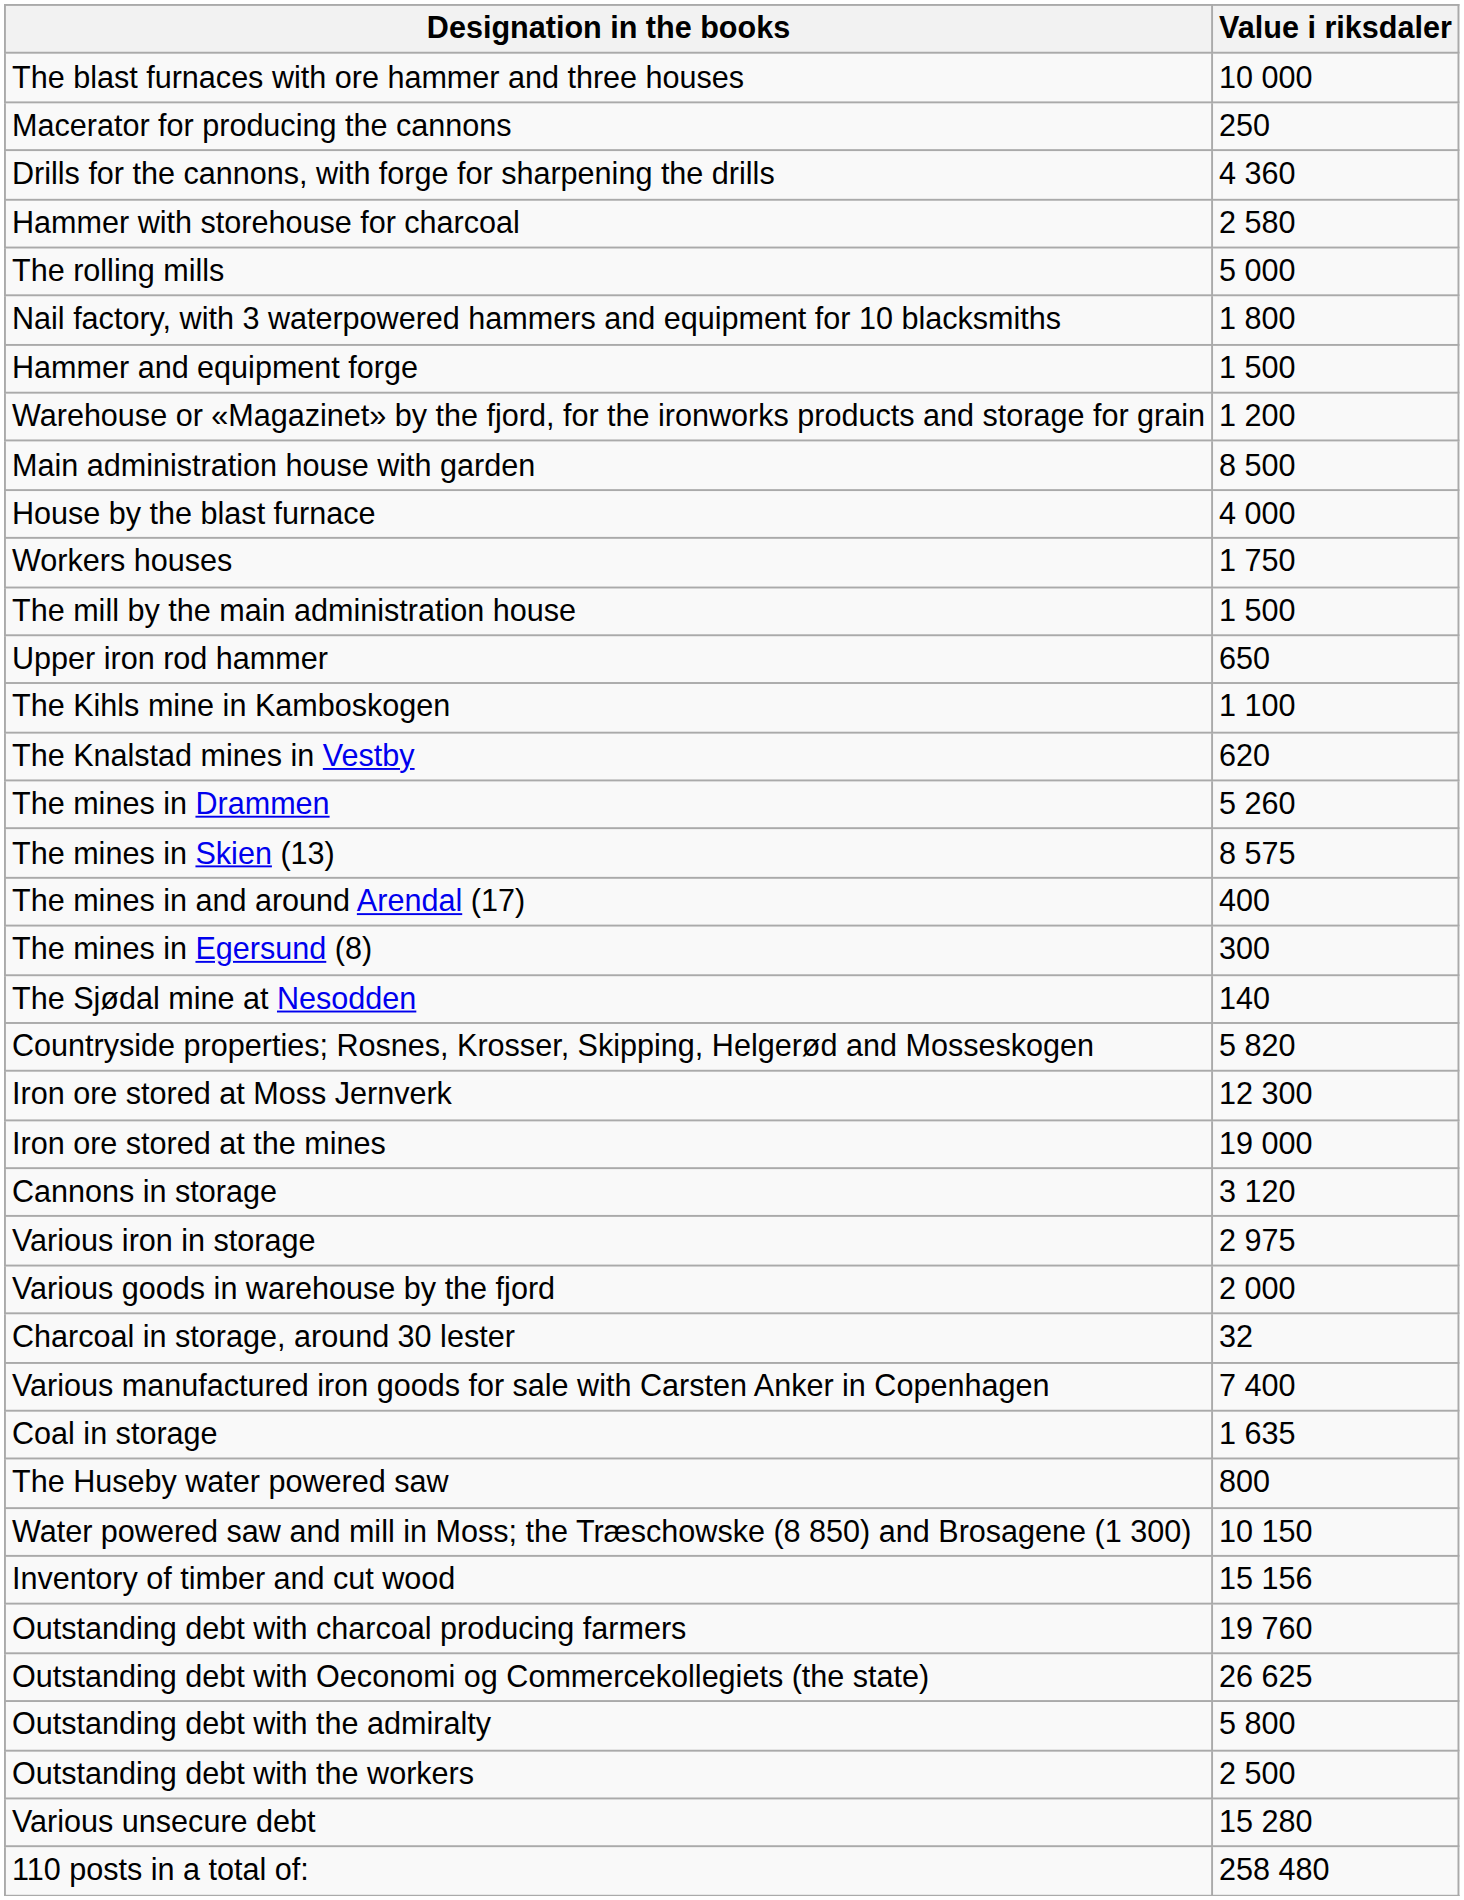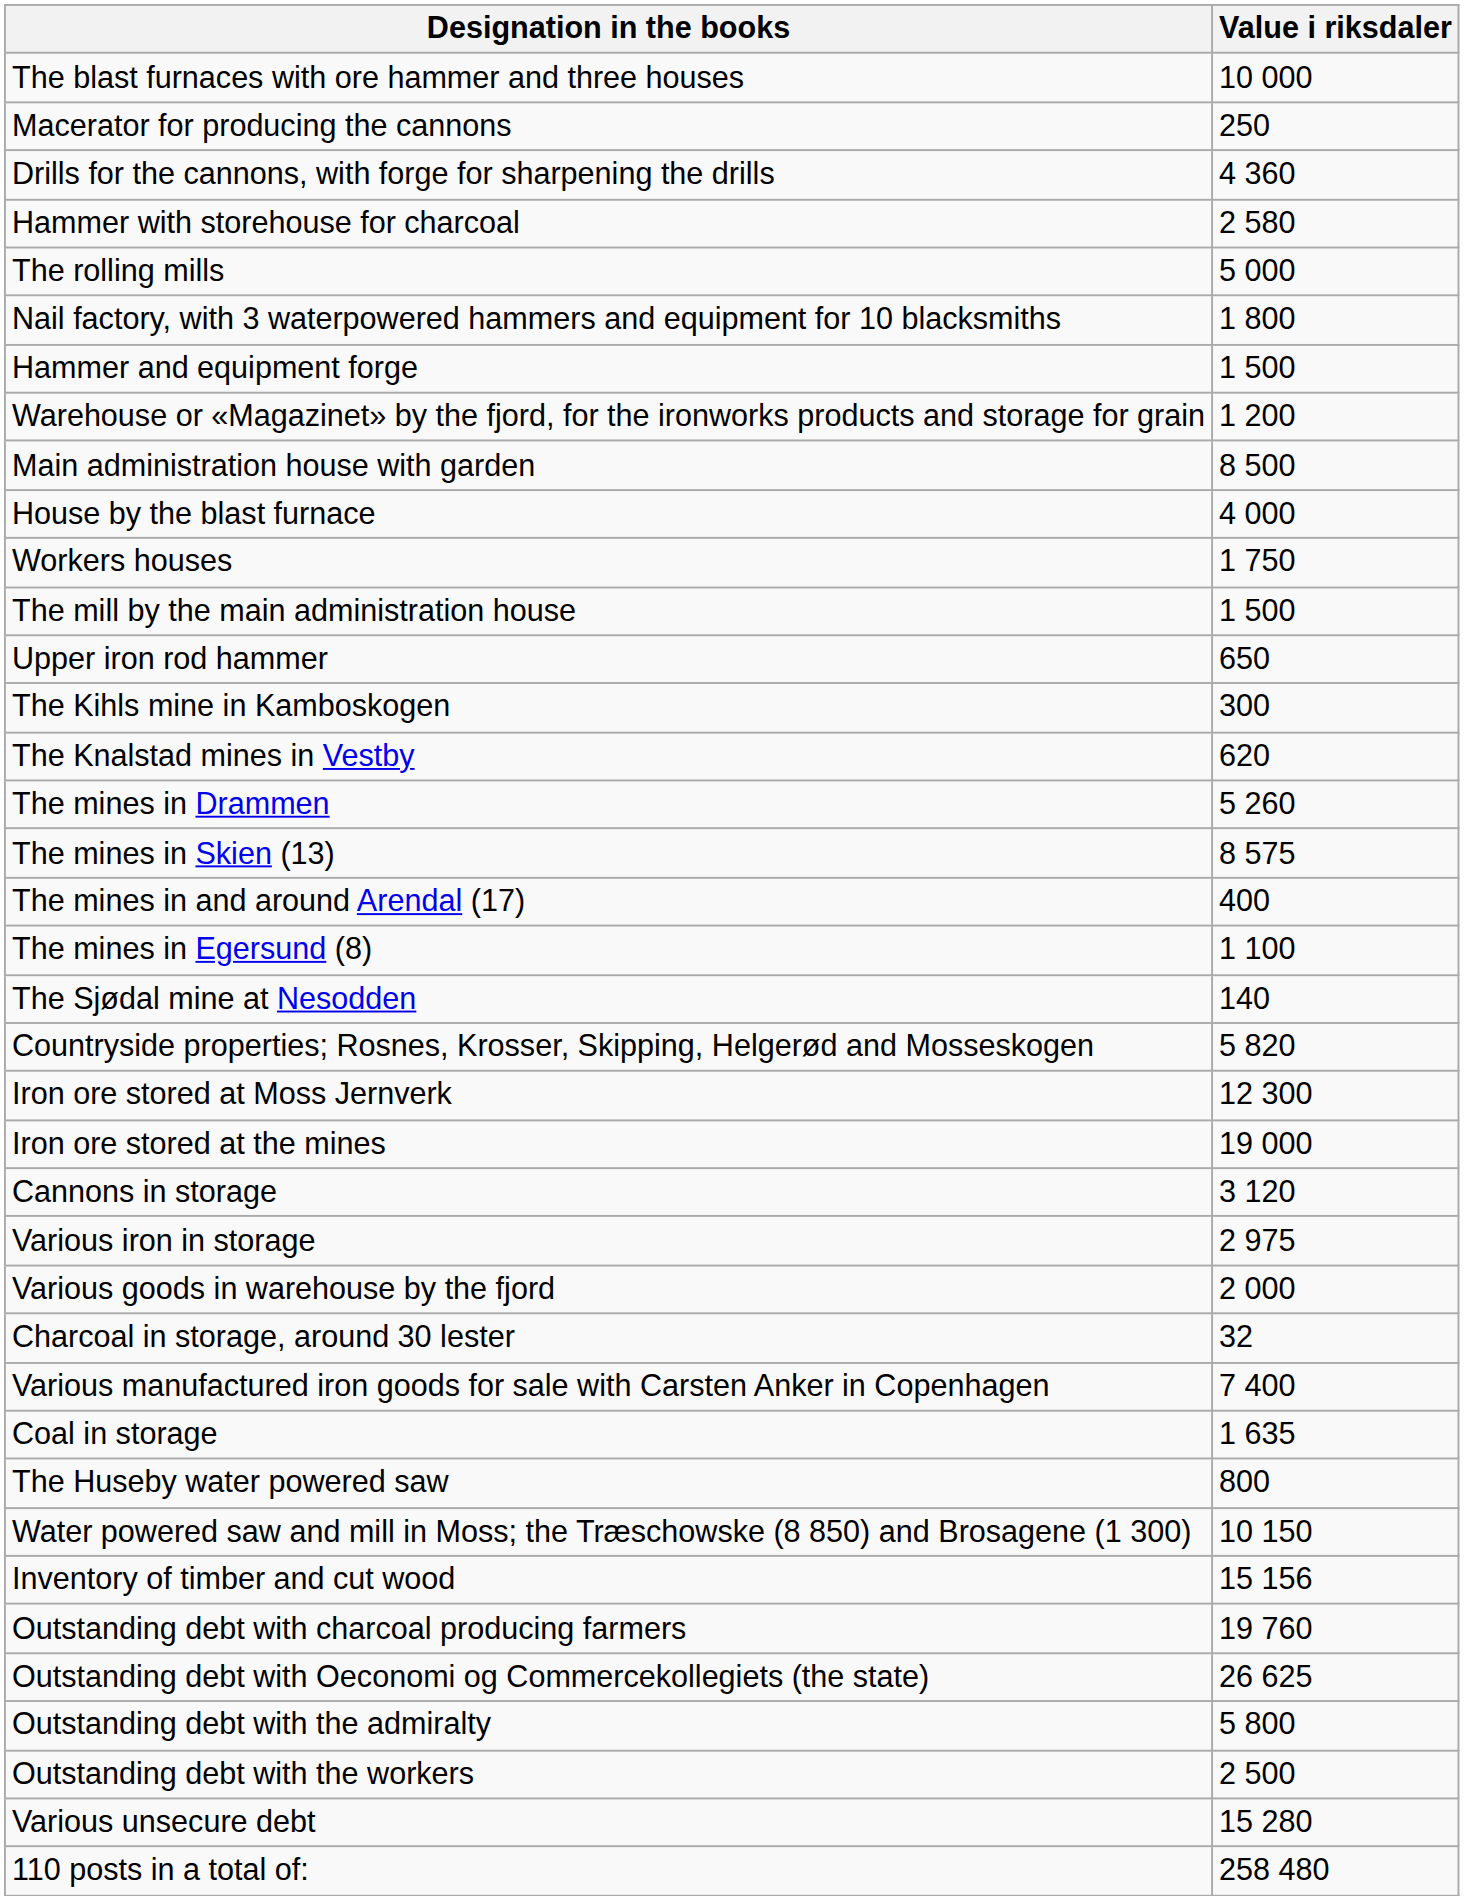(1257, 707) 1 100 -> (1245, 707) 300
(1245, 949) 300 -> (1257, 949) 1 100
